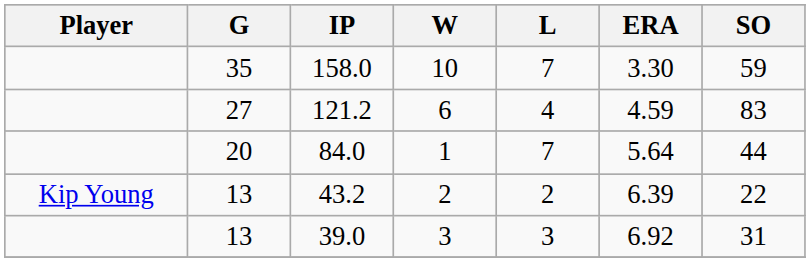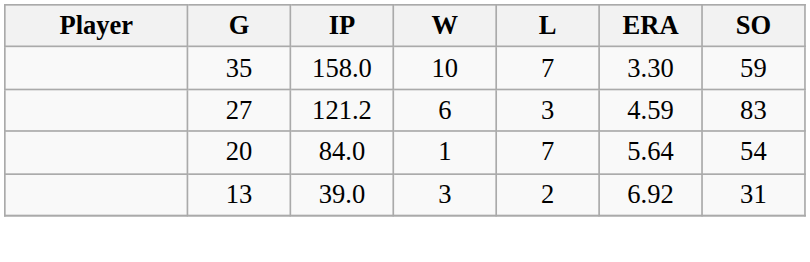(548, 109) 4 -> (548, 109) 3
(753, 151) 44 -> (753, 151) 54
- row: (342, 194)
(548, 236) 3 -> (548, 194) 2
